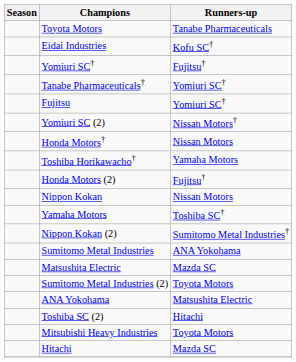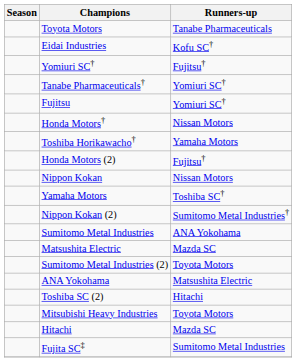- row: (73, 122)
+ row: (63, 347)
